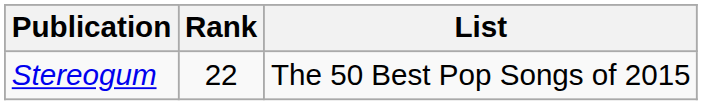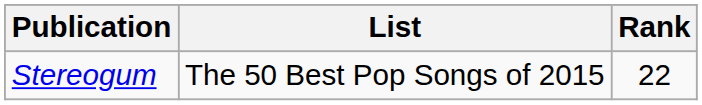columns swapped: (221, 27) <-> (481, 27)
